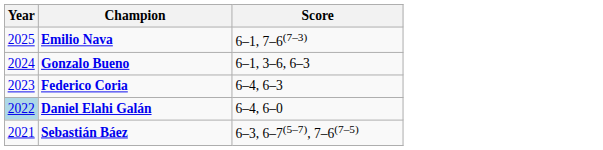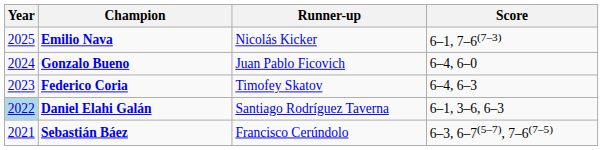+ column: (329, 16)
(273, 64) 6–1, 3–6, 6–3 -> (453, 64) 6–4, 6–0
(259, 108) 6–4, 6–0 -> (467, 108) 6–1, 3–6, 6–3
